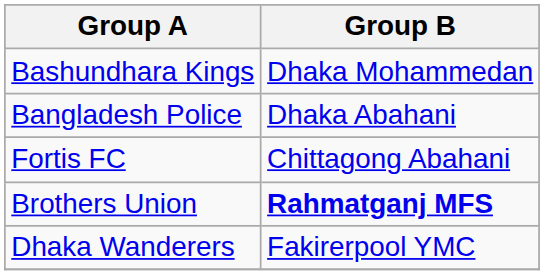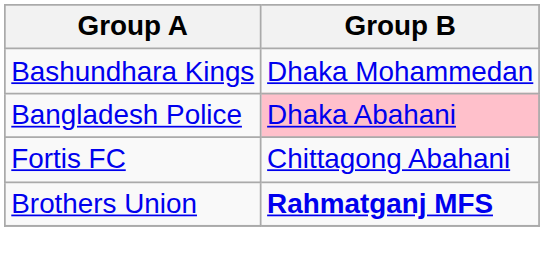(362, 114) no background -> (362, 114) pink background
- row: (123, 247)
